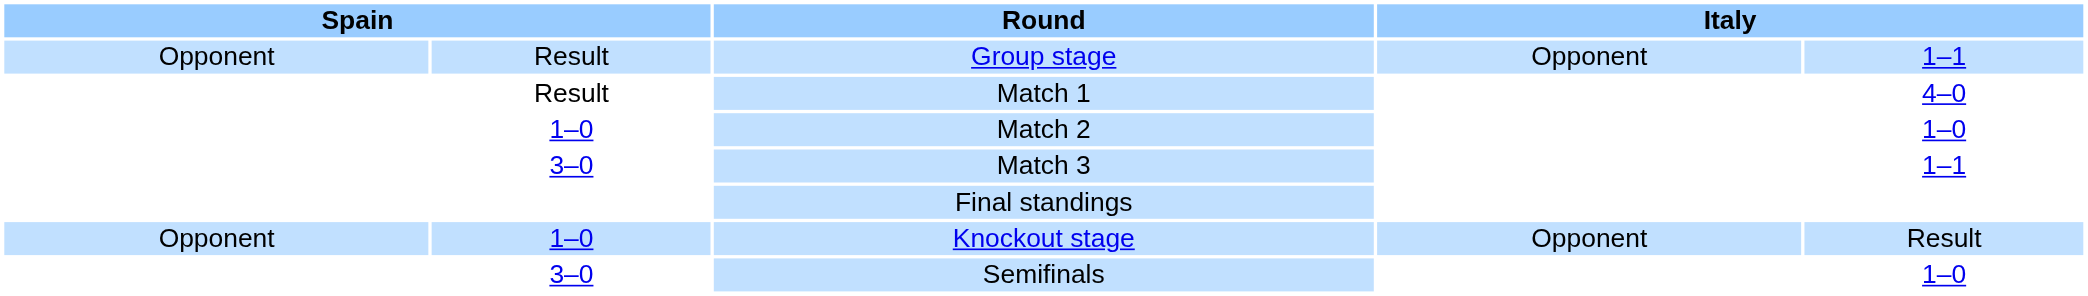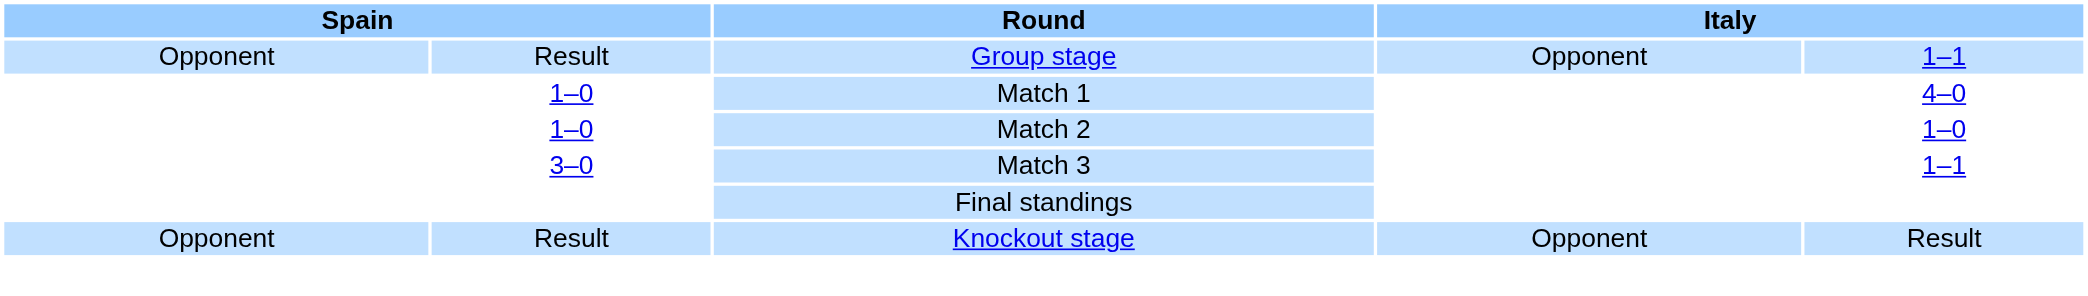(571, 93) Result -> (571, 93) 1–0
(571, 238) 1–0 -> (571, 238) Result
- row: (1044, 274)
